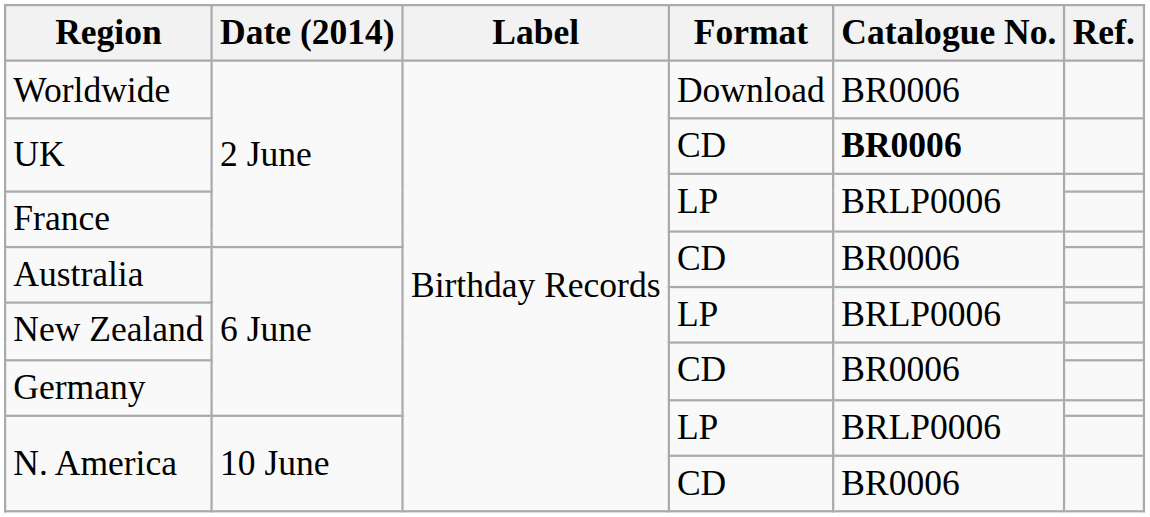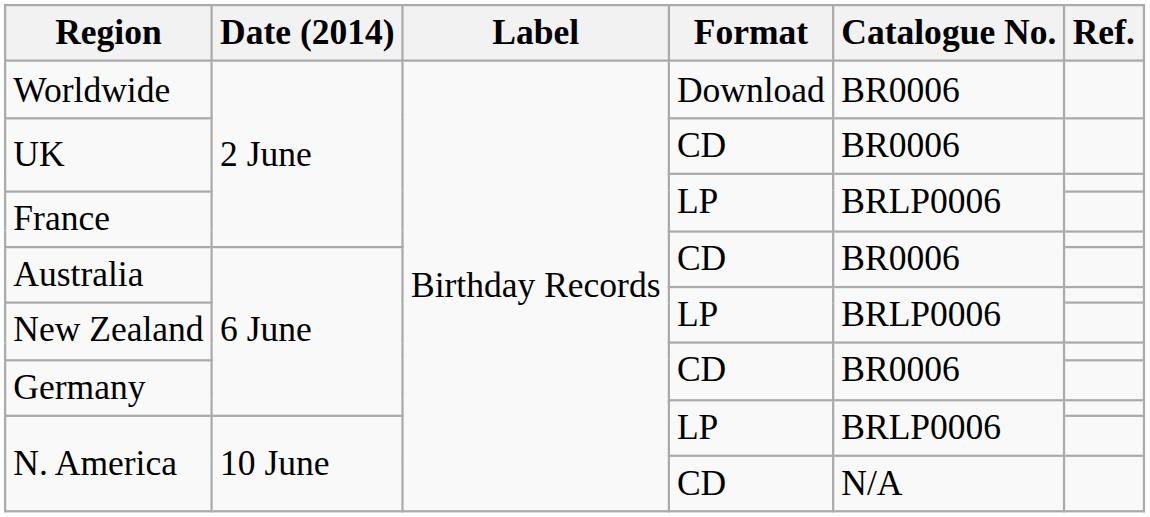(901, 145) bold -> (900, 145) normal
(900, 483) BR0006 -> (872, 483) N/A
